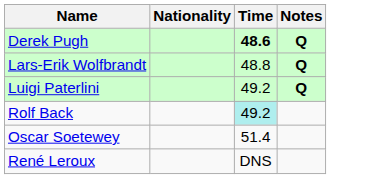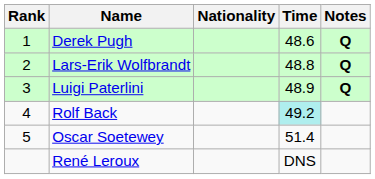+ column: (27, 16)
(256, 40) bold -> (300, 40) normal
(256, 88) 49.2 -> (300, 88) 48.9
